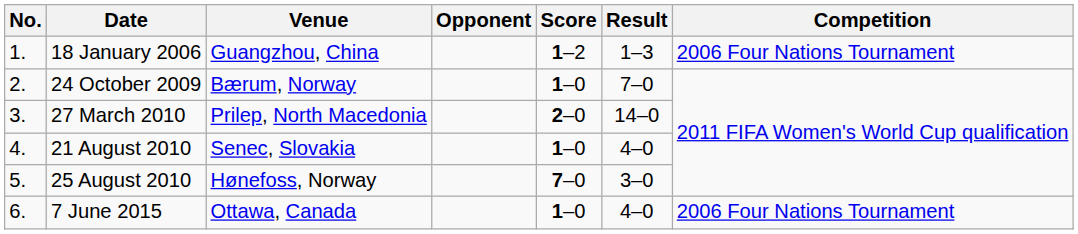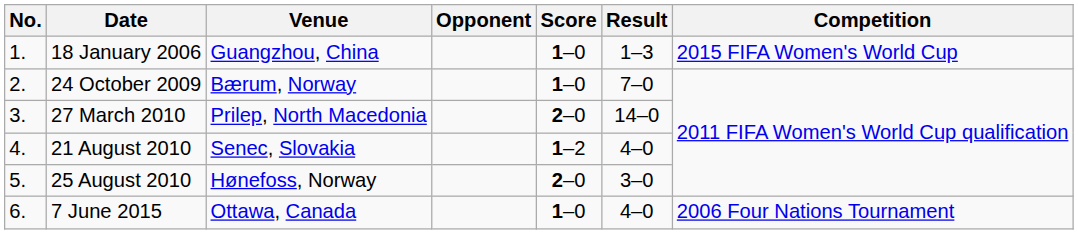(569, 52) 1–2 -> (569, 52) 1–0
(816, 52) 2006 Four Nations Tournament -> (817, 52) 2015 FIFA Women's World Cup
(569, 148) 1–0 -> (569, 148) 1–2
(569, 180) 7–0 -> (569, 180) 2–0
